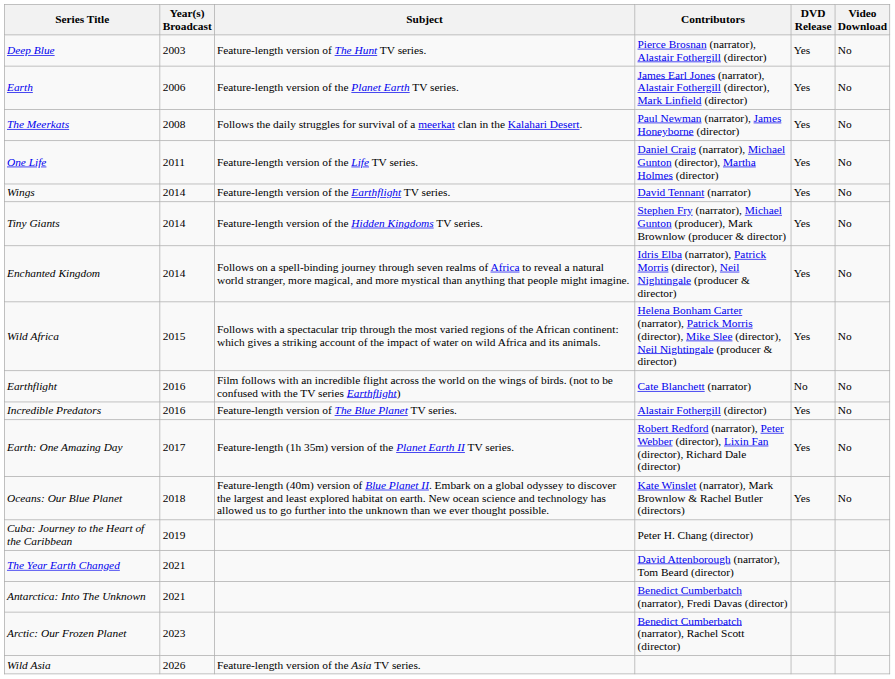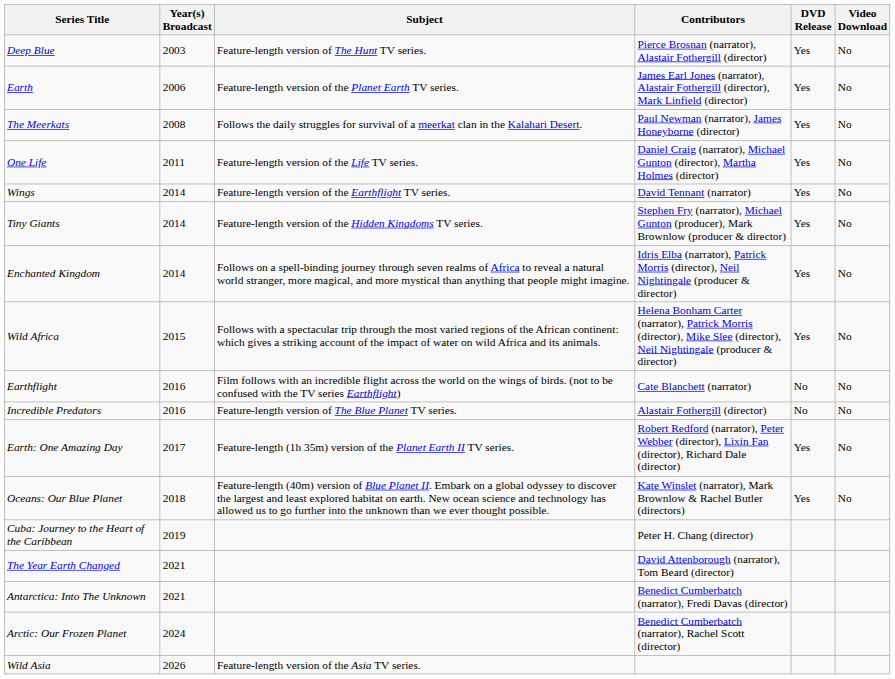(802, 410) Yes -> (801, 410) No
(174, 634) 2023 -> (174, 634) 2024
